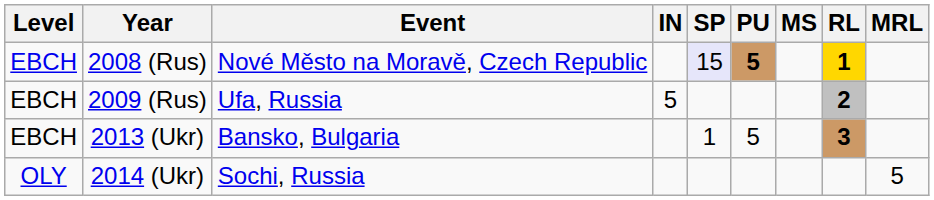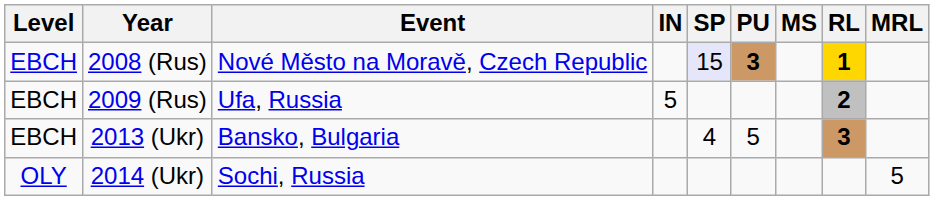(753, 61) 5 -> (753, 61) 3
(709, 137) 1 -> (709, 137) 4
